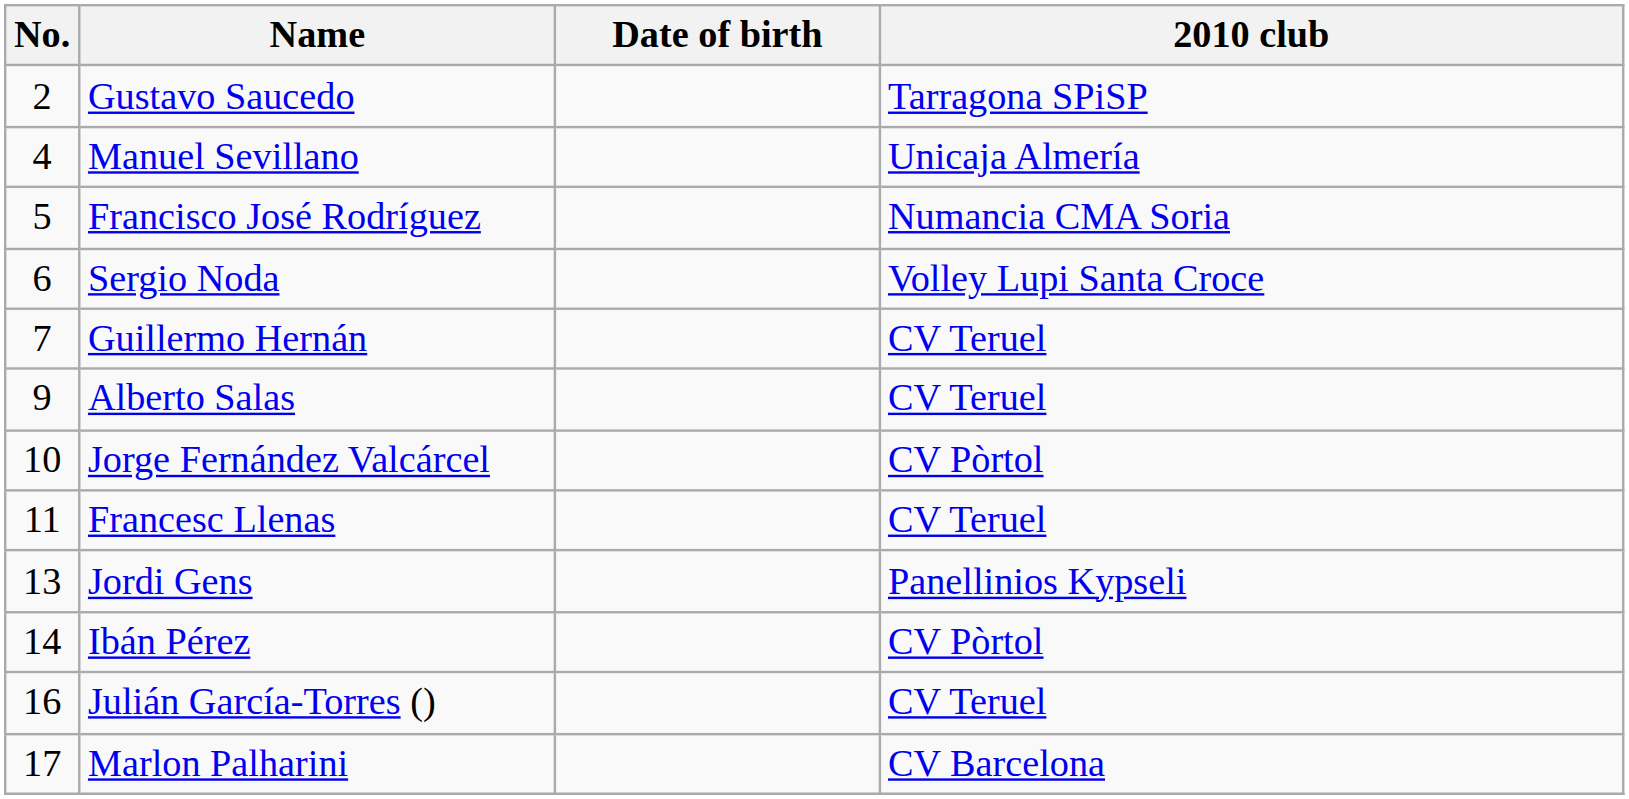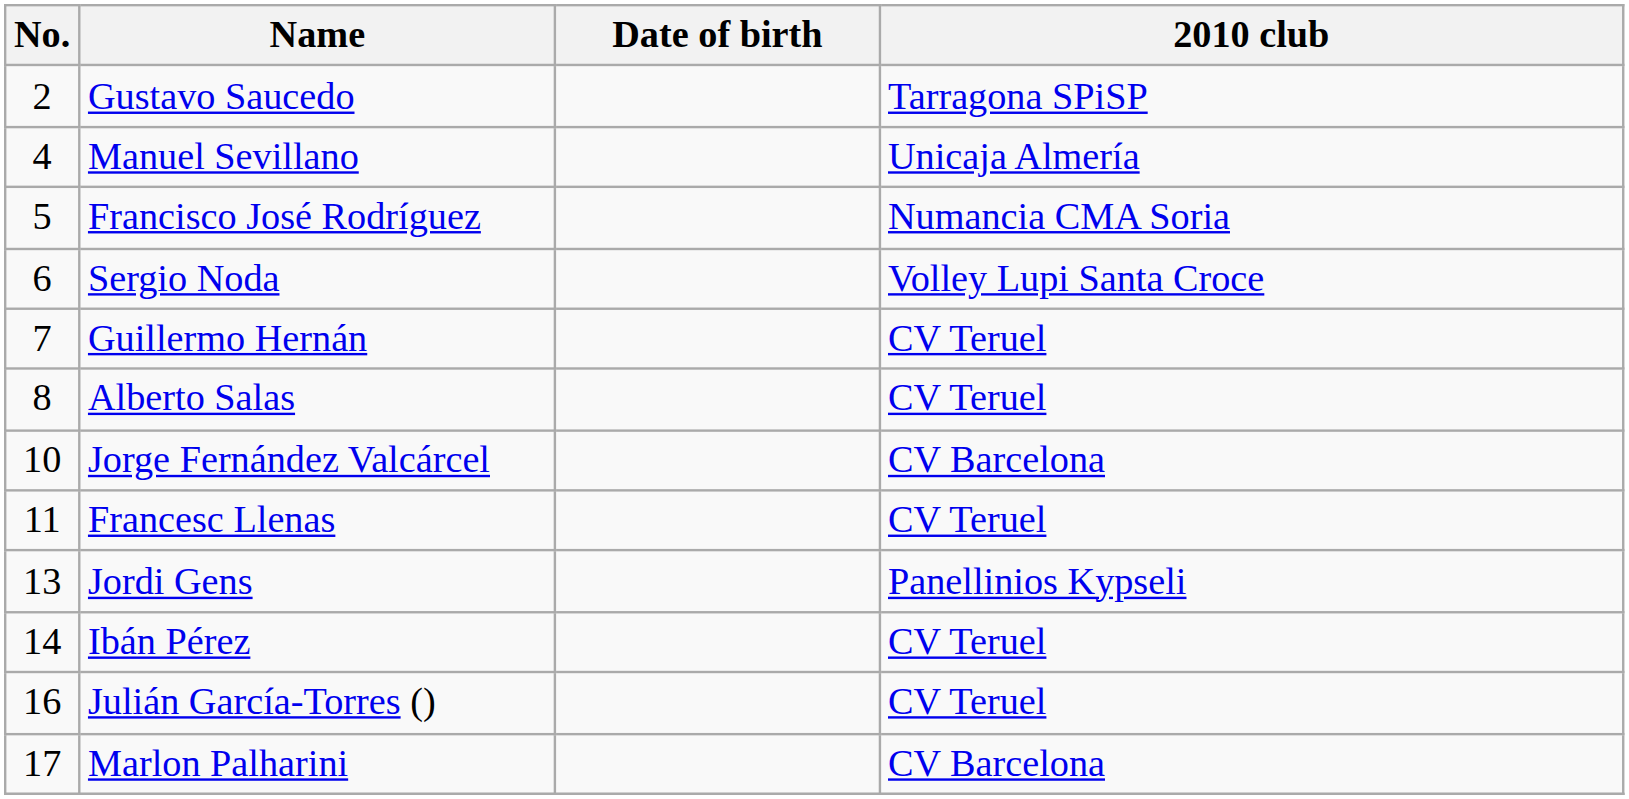(42, 398) 9 -> (42, 398) 8
(966, 459) CV Pòrtol -> (997, 459) CV Barcelona
(966, 641) CV Pòrtol -> (967, 641) CV Teruel
